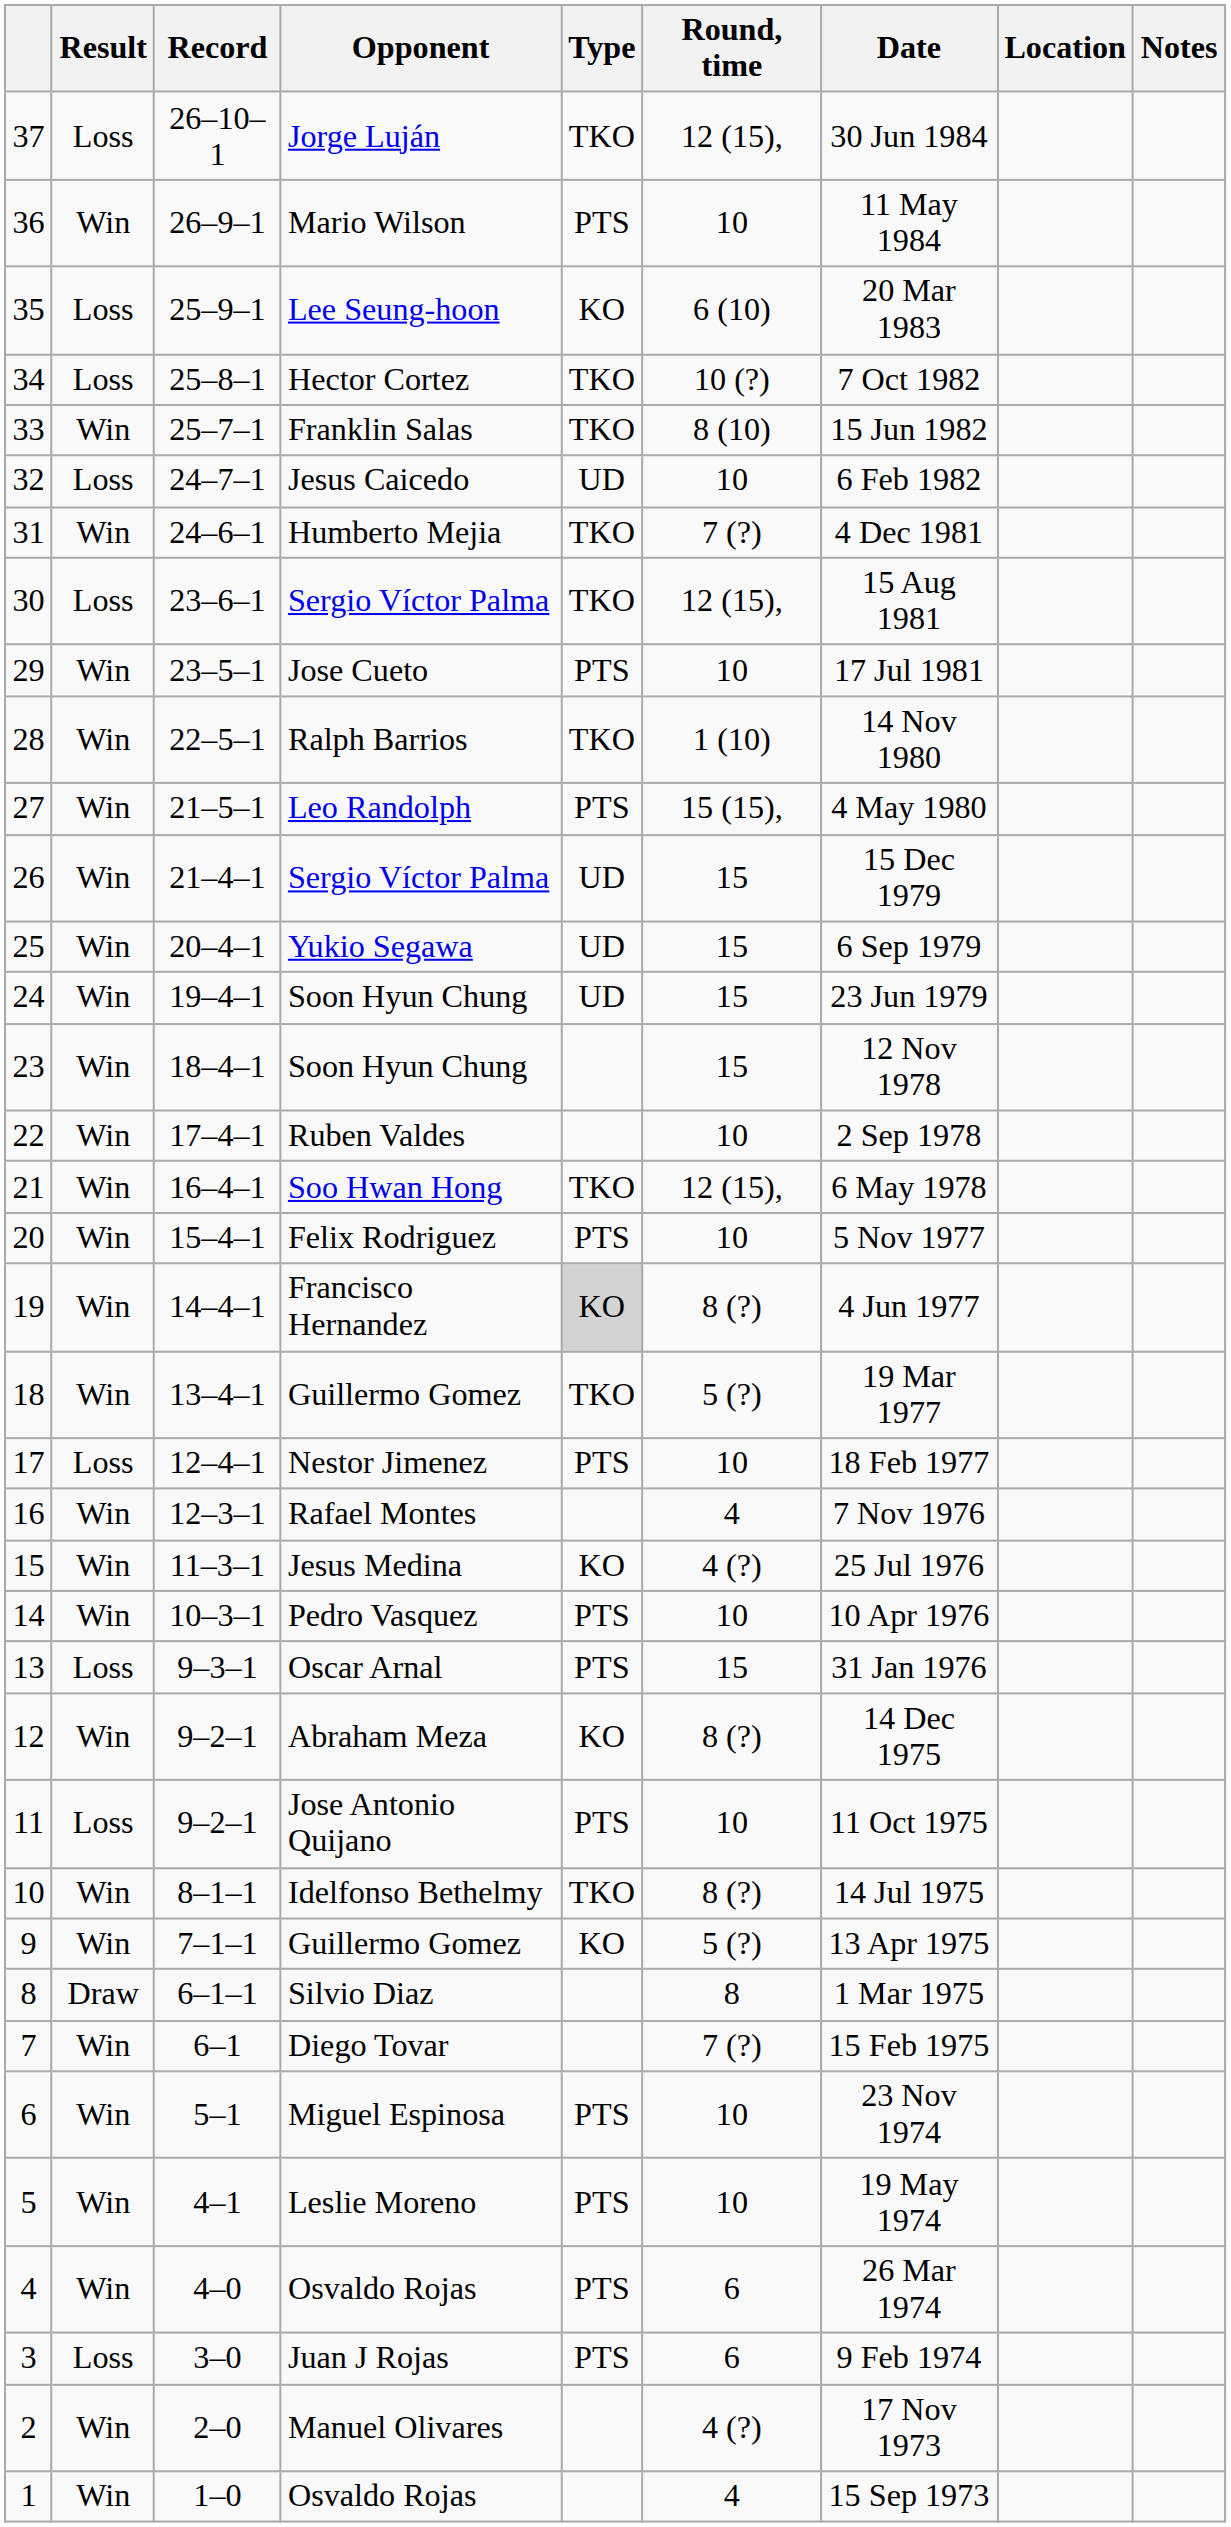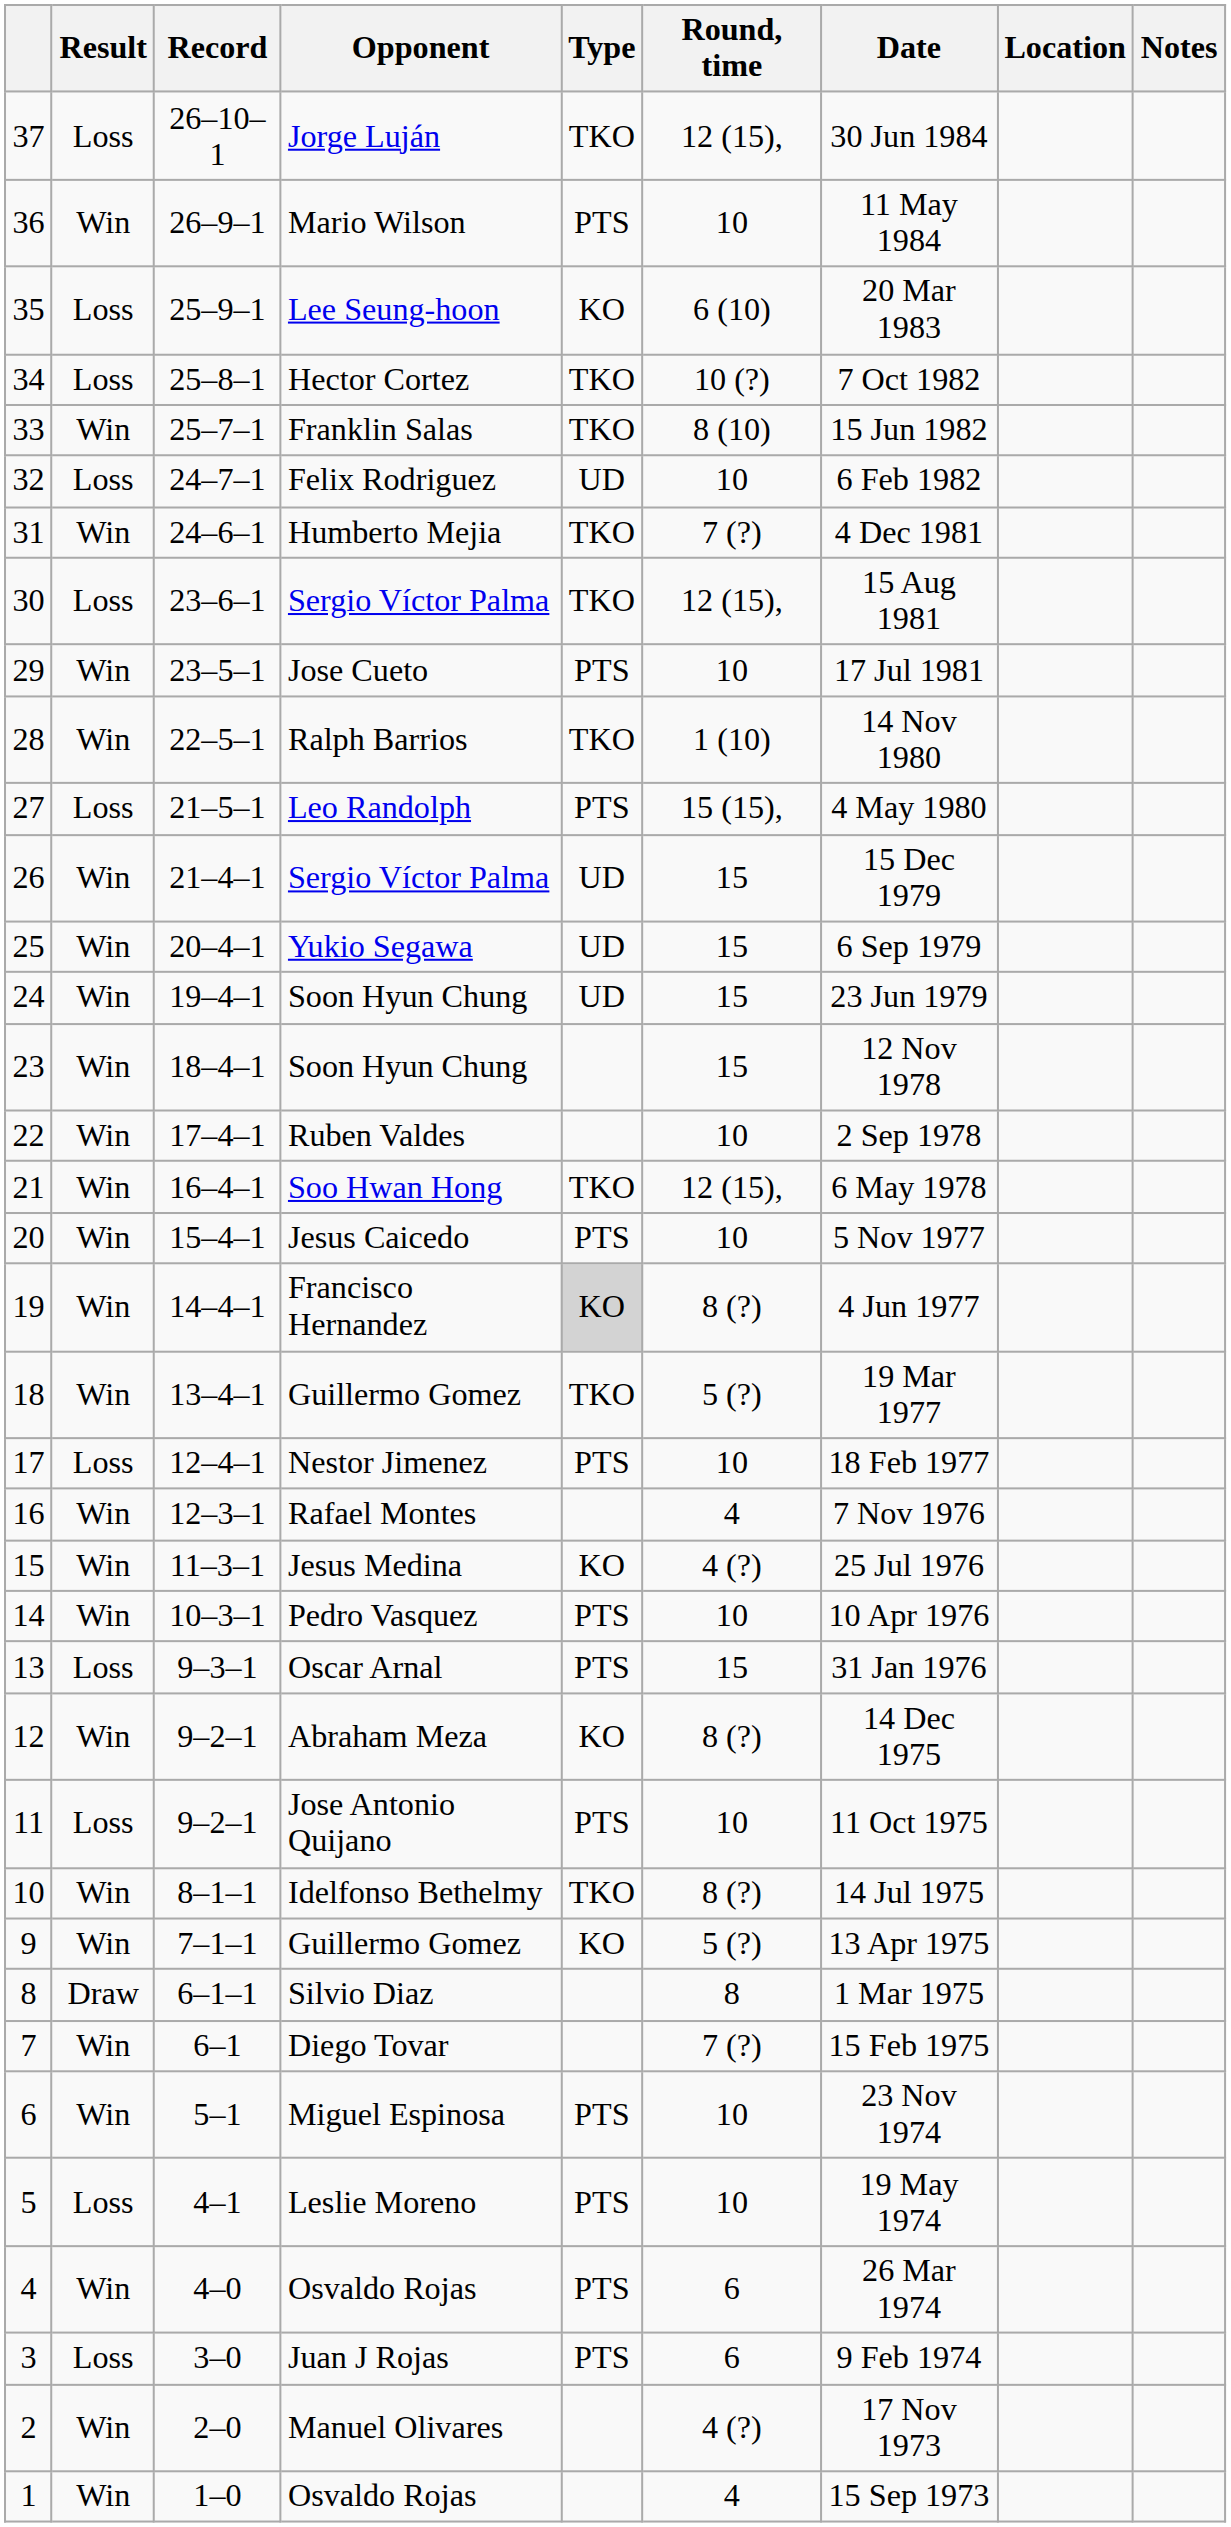(379, 480) Jesus Caicedo -> (392, 480) Felix Rodriguez
(103, 808) Win -> (103, 808) Loss
(392, 1237) Felix Rodriguez -> (379, 1237) Jesus Caicedo
(103, 2201) Win -> (103, 2201) Loss
